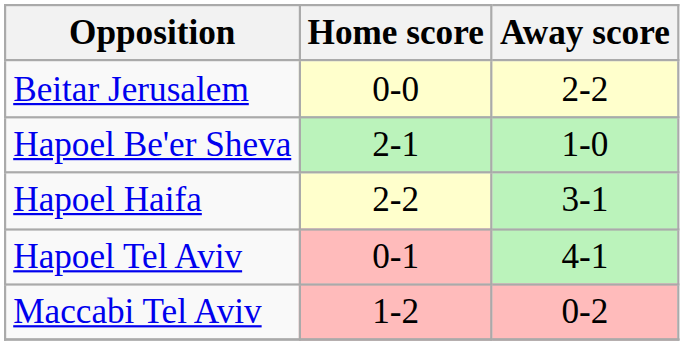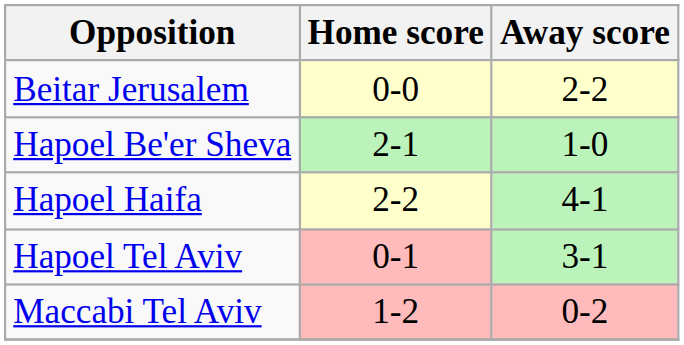(585, 199) 3-1 -> (585, 199) 4-1
(585, 255) 4-1 -> (585, 255) 3-1
